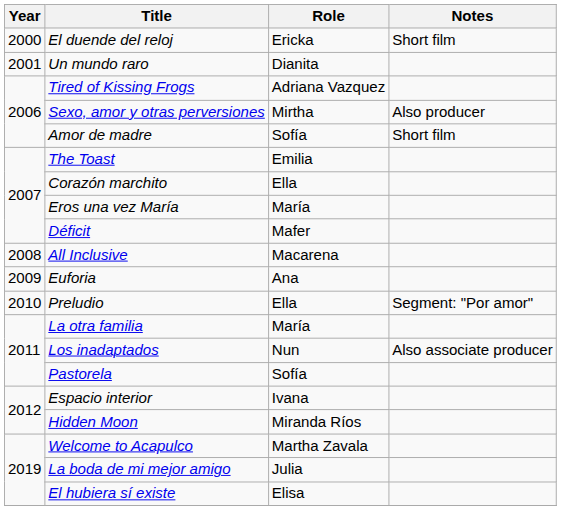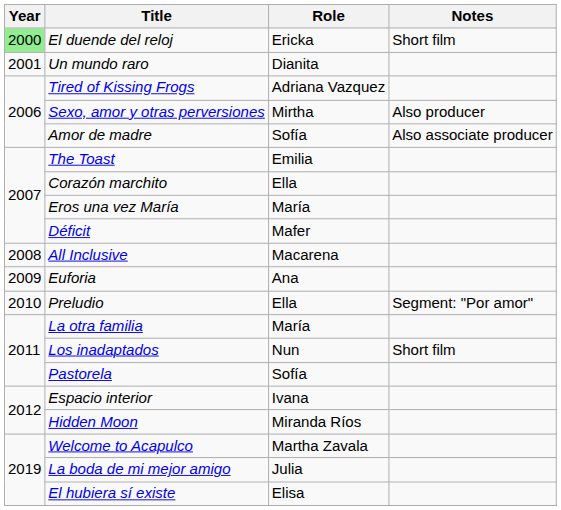(25, 40) no background -> (25, 40) lightgreen background
(424, 135) Short film -> (472, 135) Also associate producer
(472, 350) Also associate producer -> (424, 350) Short film
